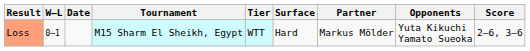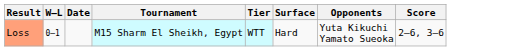- column: (357, 12)
